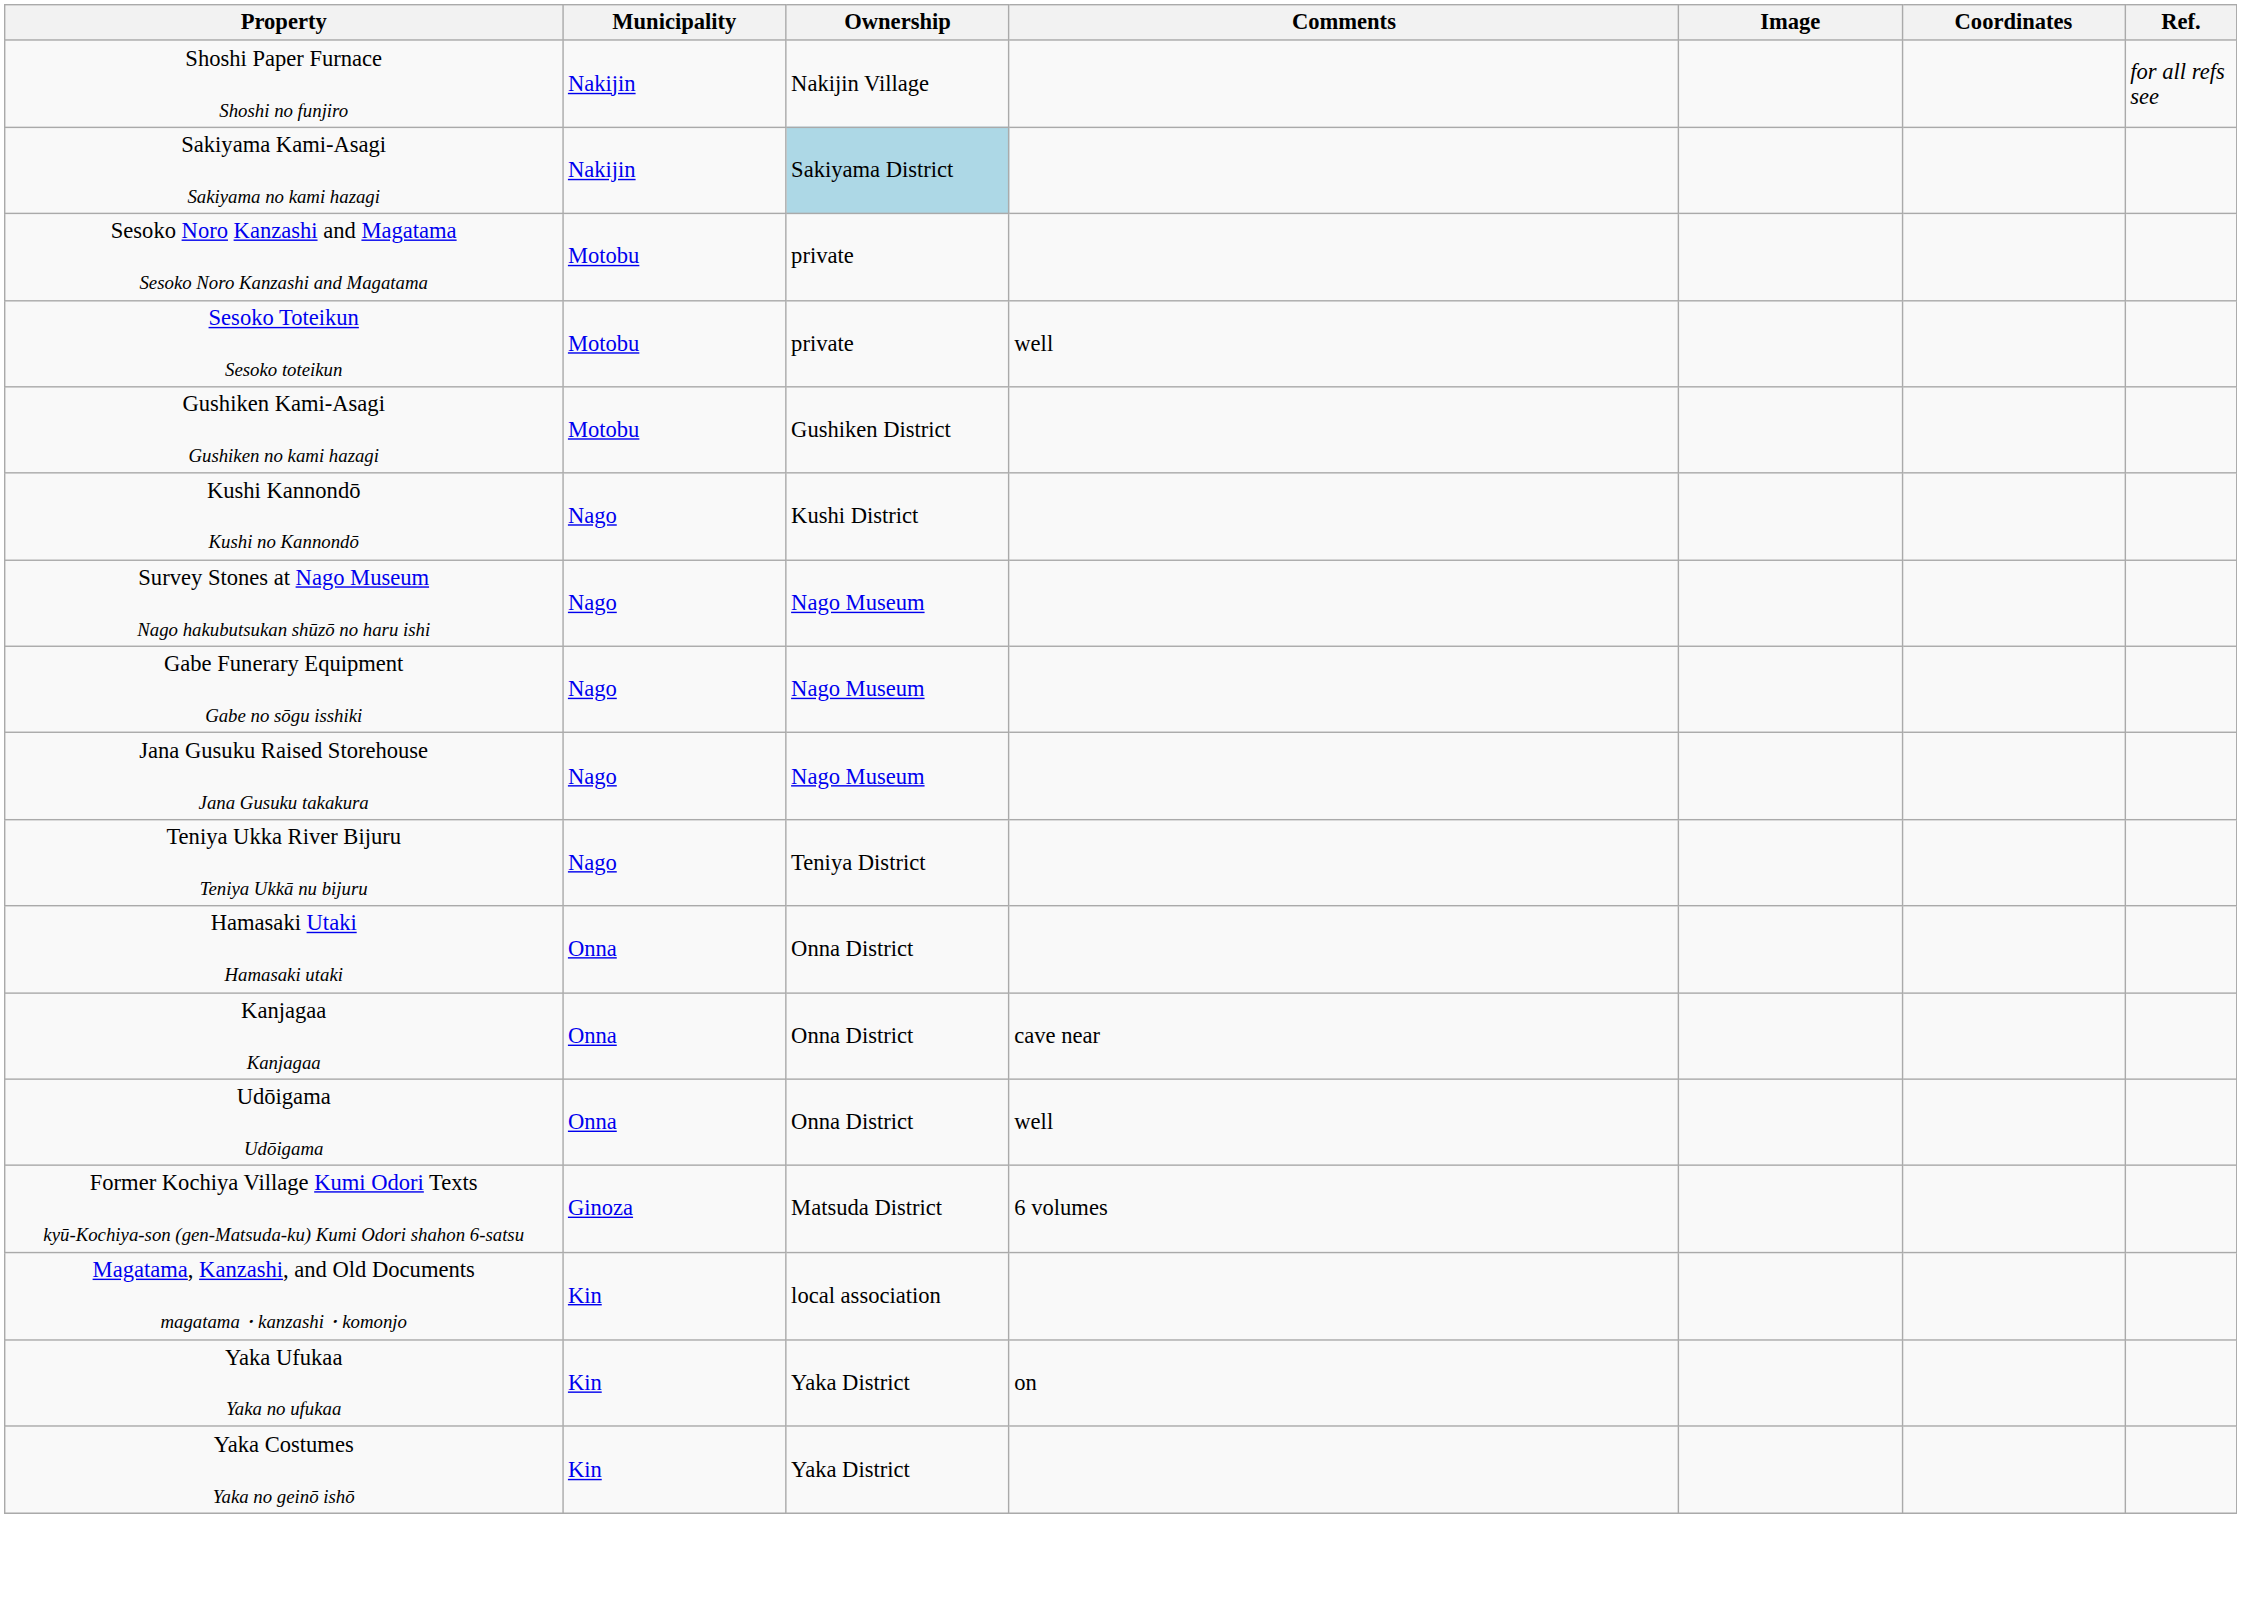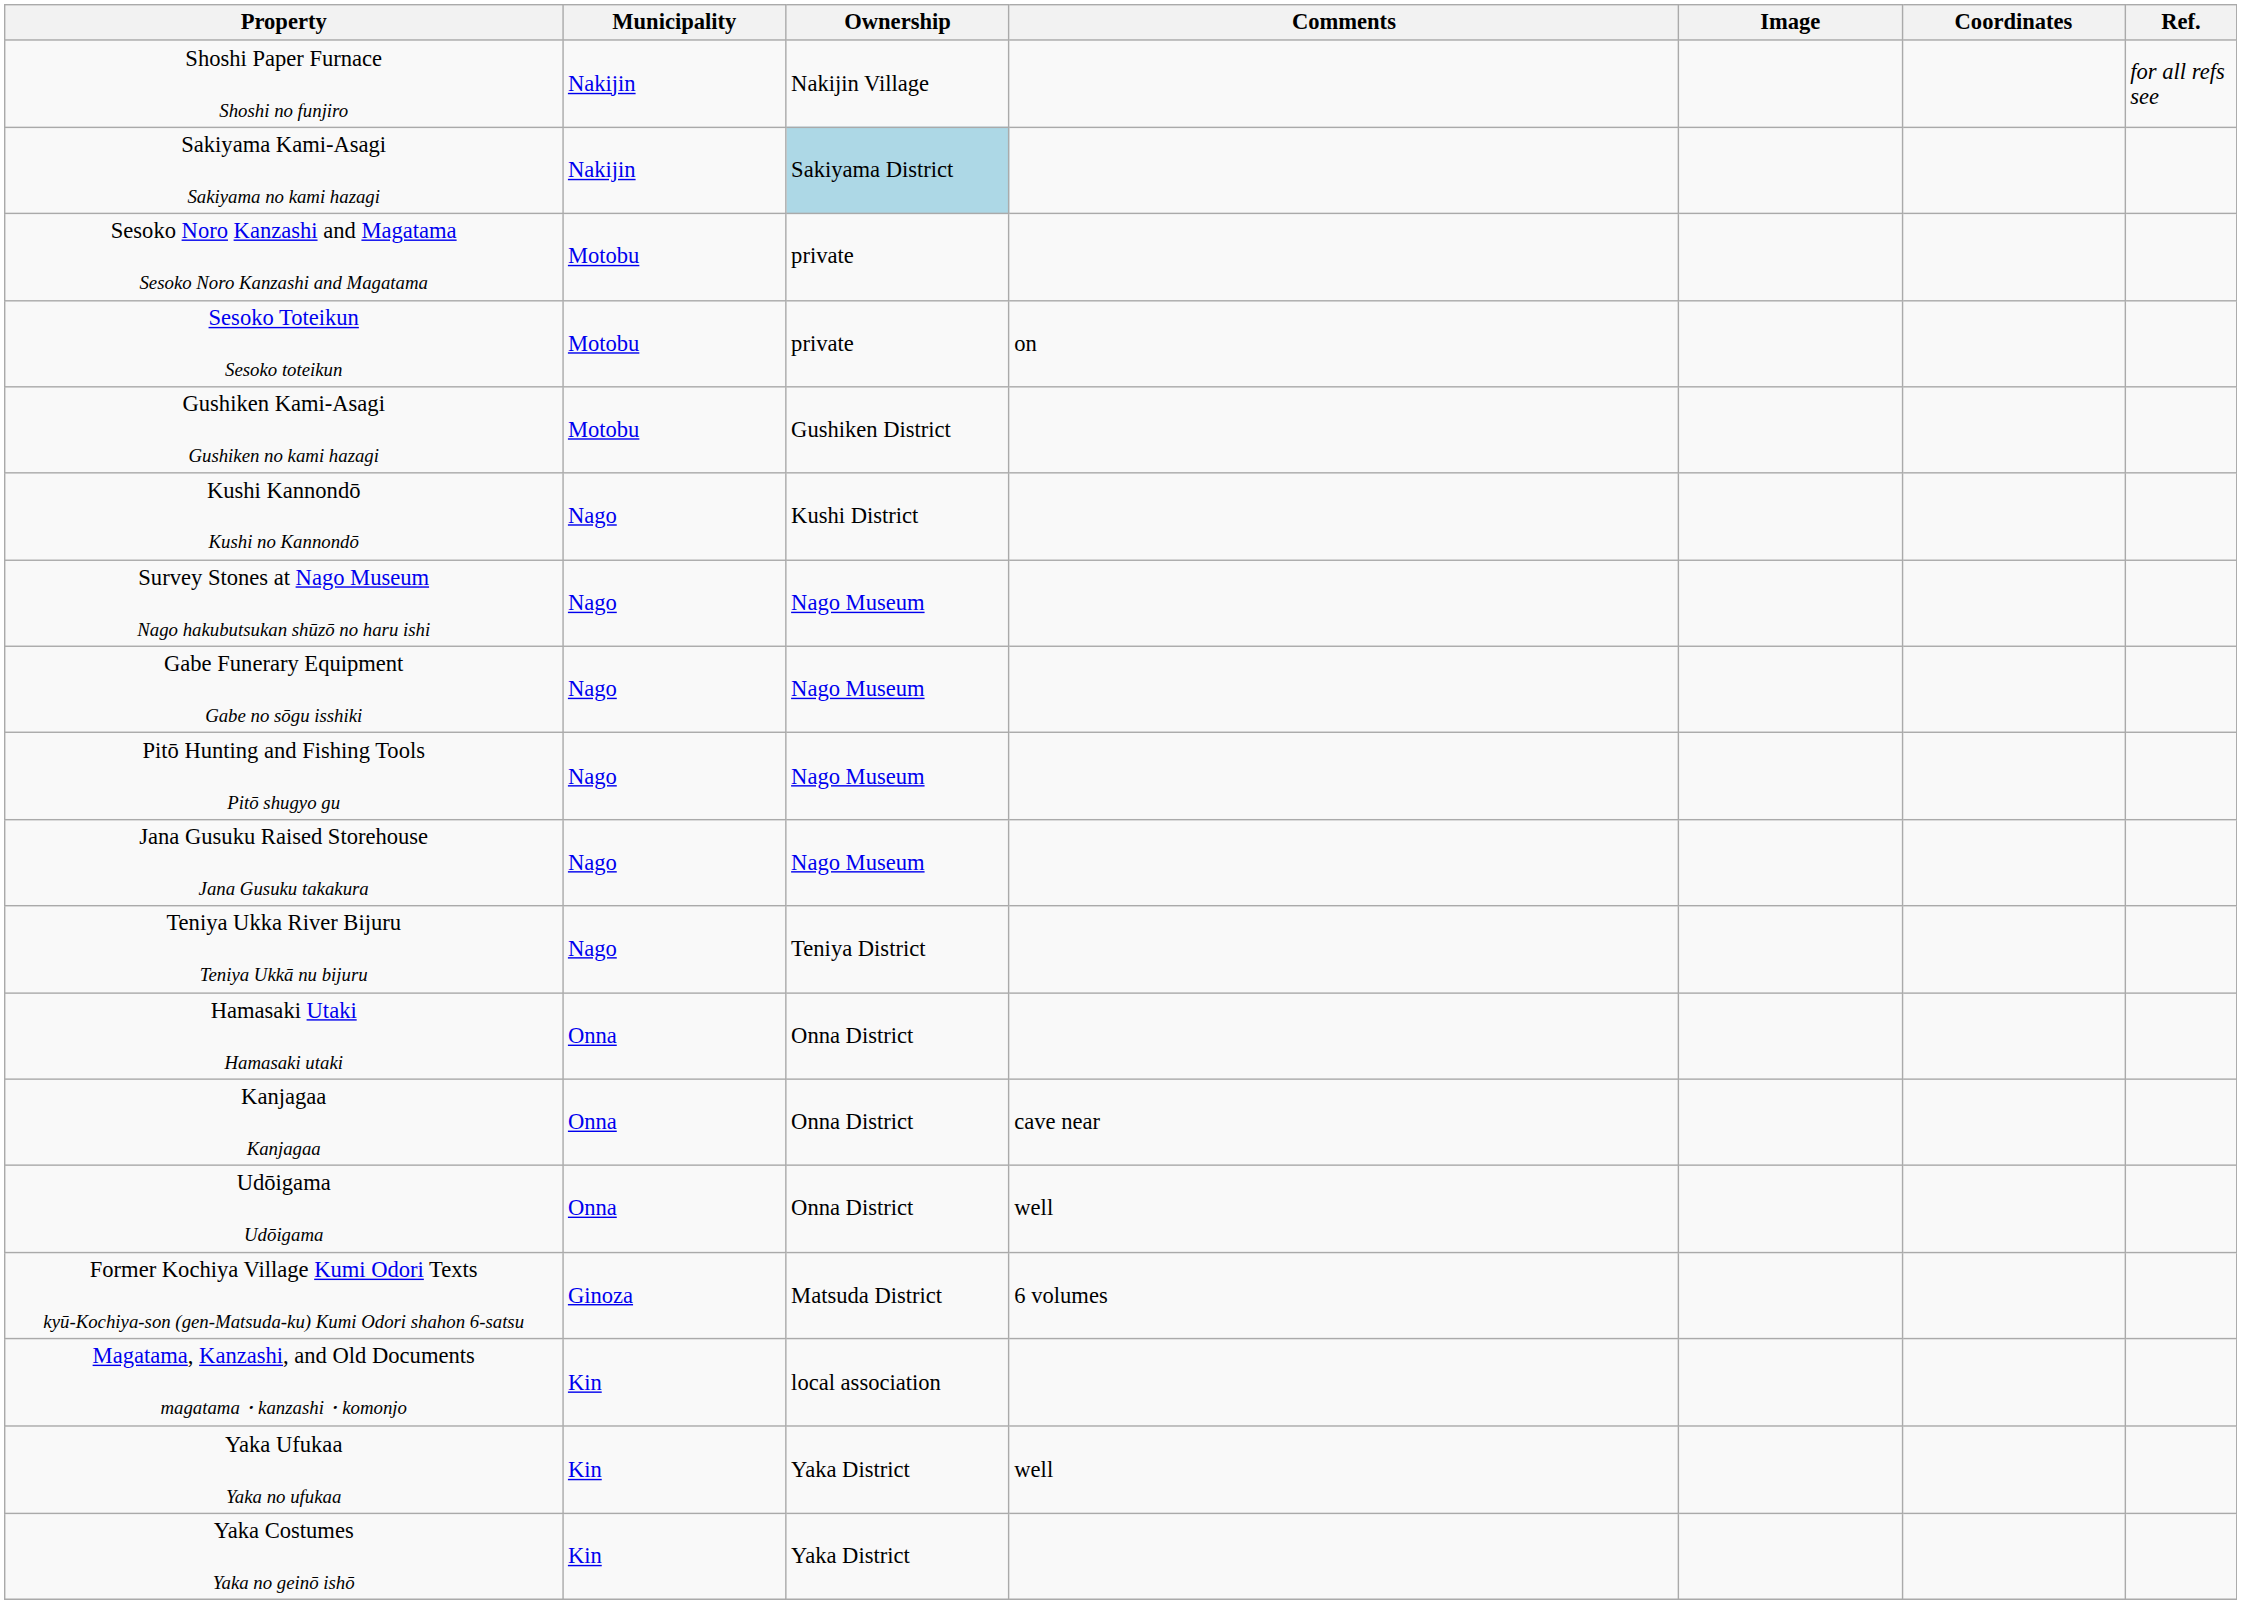(1034, 343) well -> (1026, 343) on
+ row: (284, 775)
(1026, 1383) on -> (1034, 1469) well
